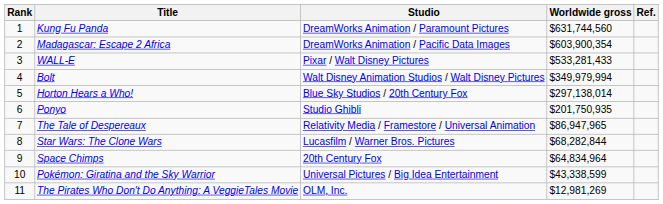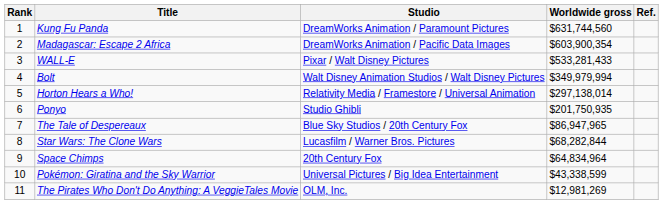(385, 93) Blue Sky Studios / 20th Century Fox -> (419, 93) Relativity Media / Framestore / Universal Animation
(419, 126) Relativity Media / Framestore / Universal Animation -> (385, 126) Blue Sky Studios / 20th Century Fox
